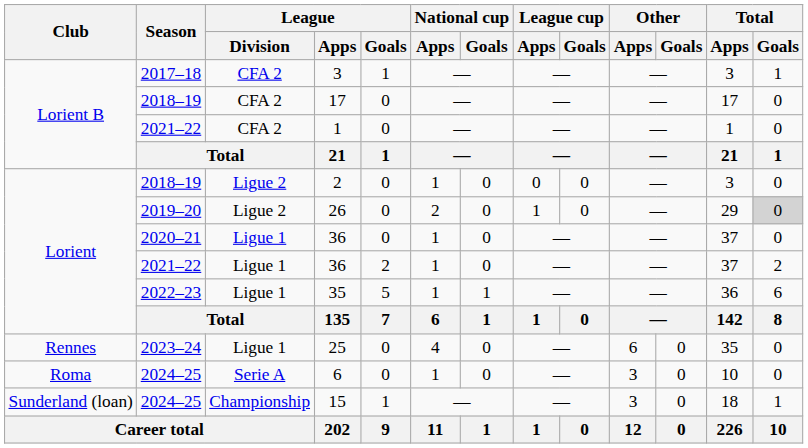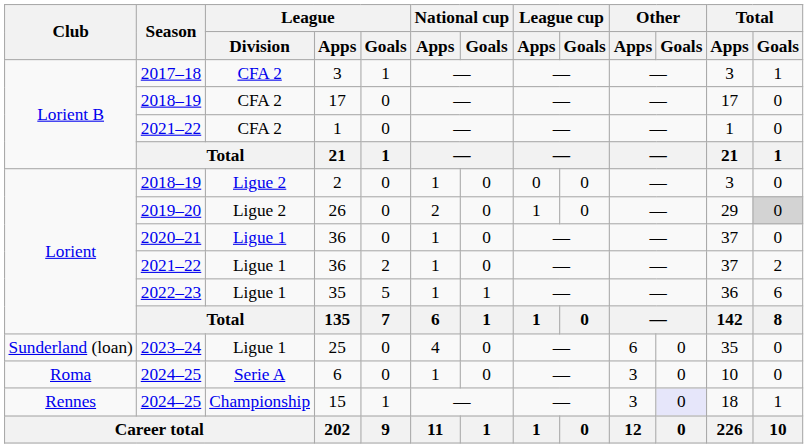(71, 347) Rennes -> (71, 347) Sunderland (loan)
(71, 401) Sunderland (loan) -> (71, 401) Rennes
(681, 401) no background -> (681, 401) lavender background
